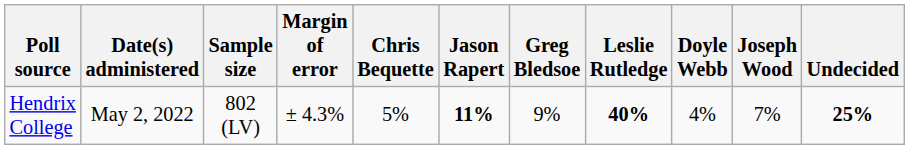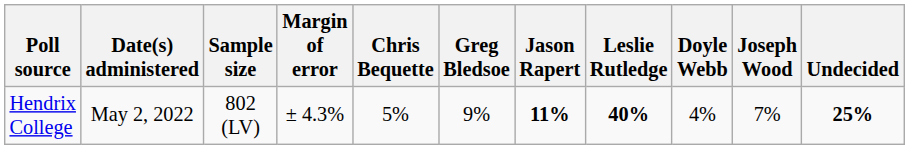columns swapped: (547, 57) <-> (474, 57)
